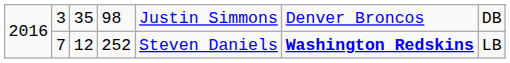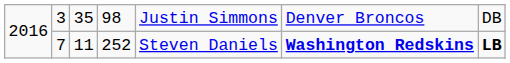(84, 45) 12 -> (84, 45) 11
(492, 45) normal -> (492, 45) bold
